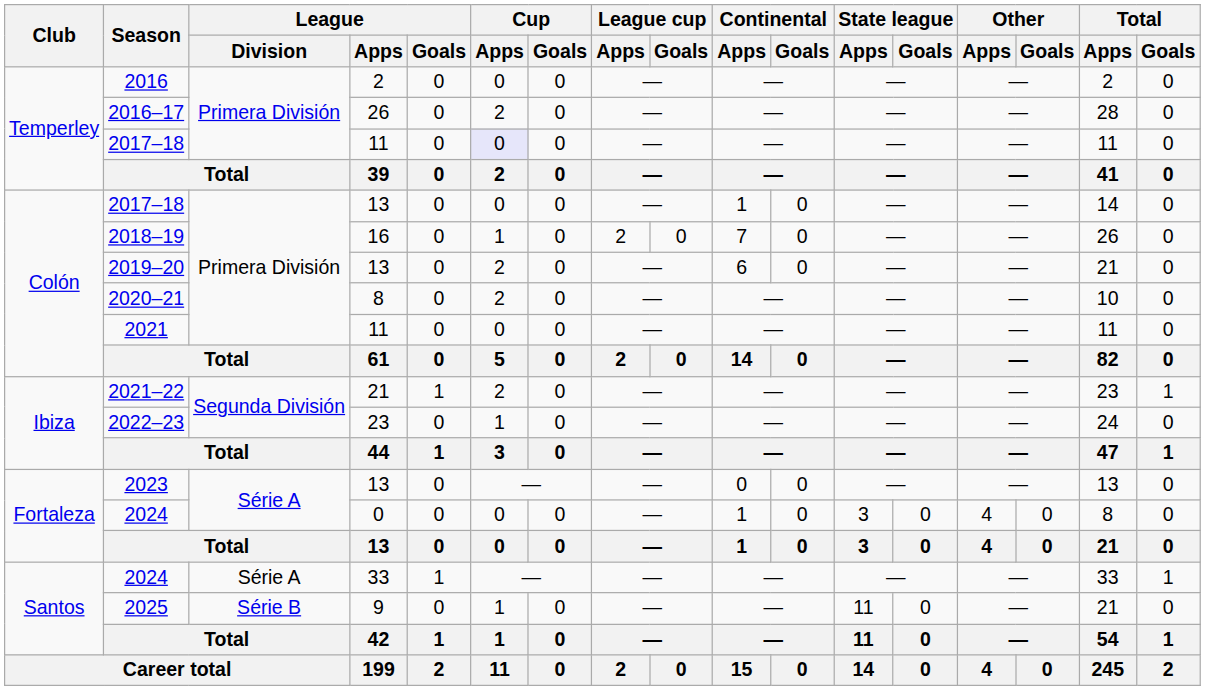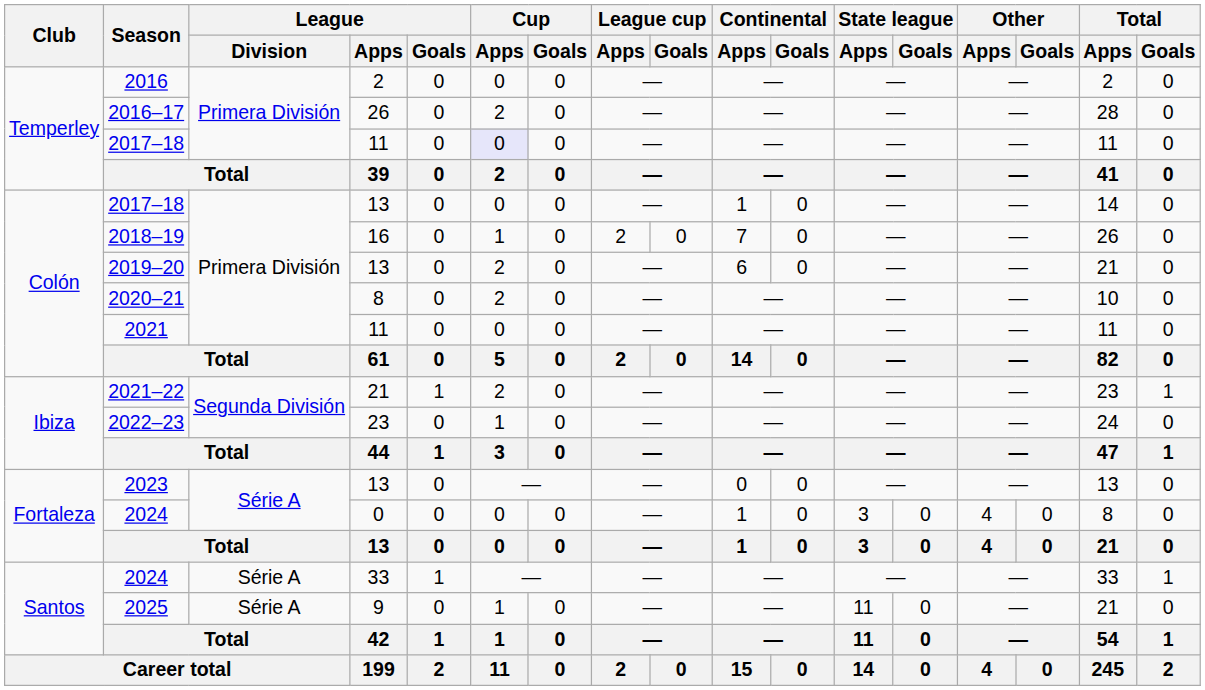(269, 608) Série B -> (269, 608) Série A
